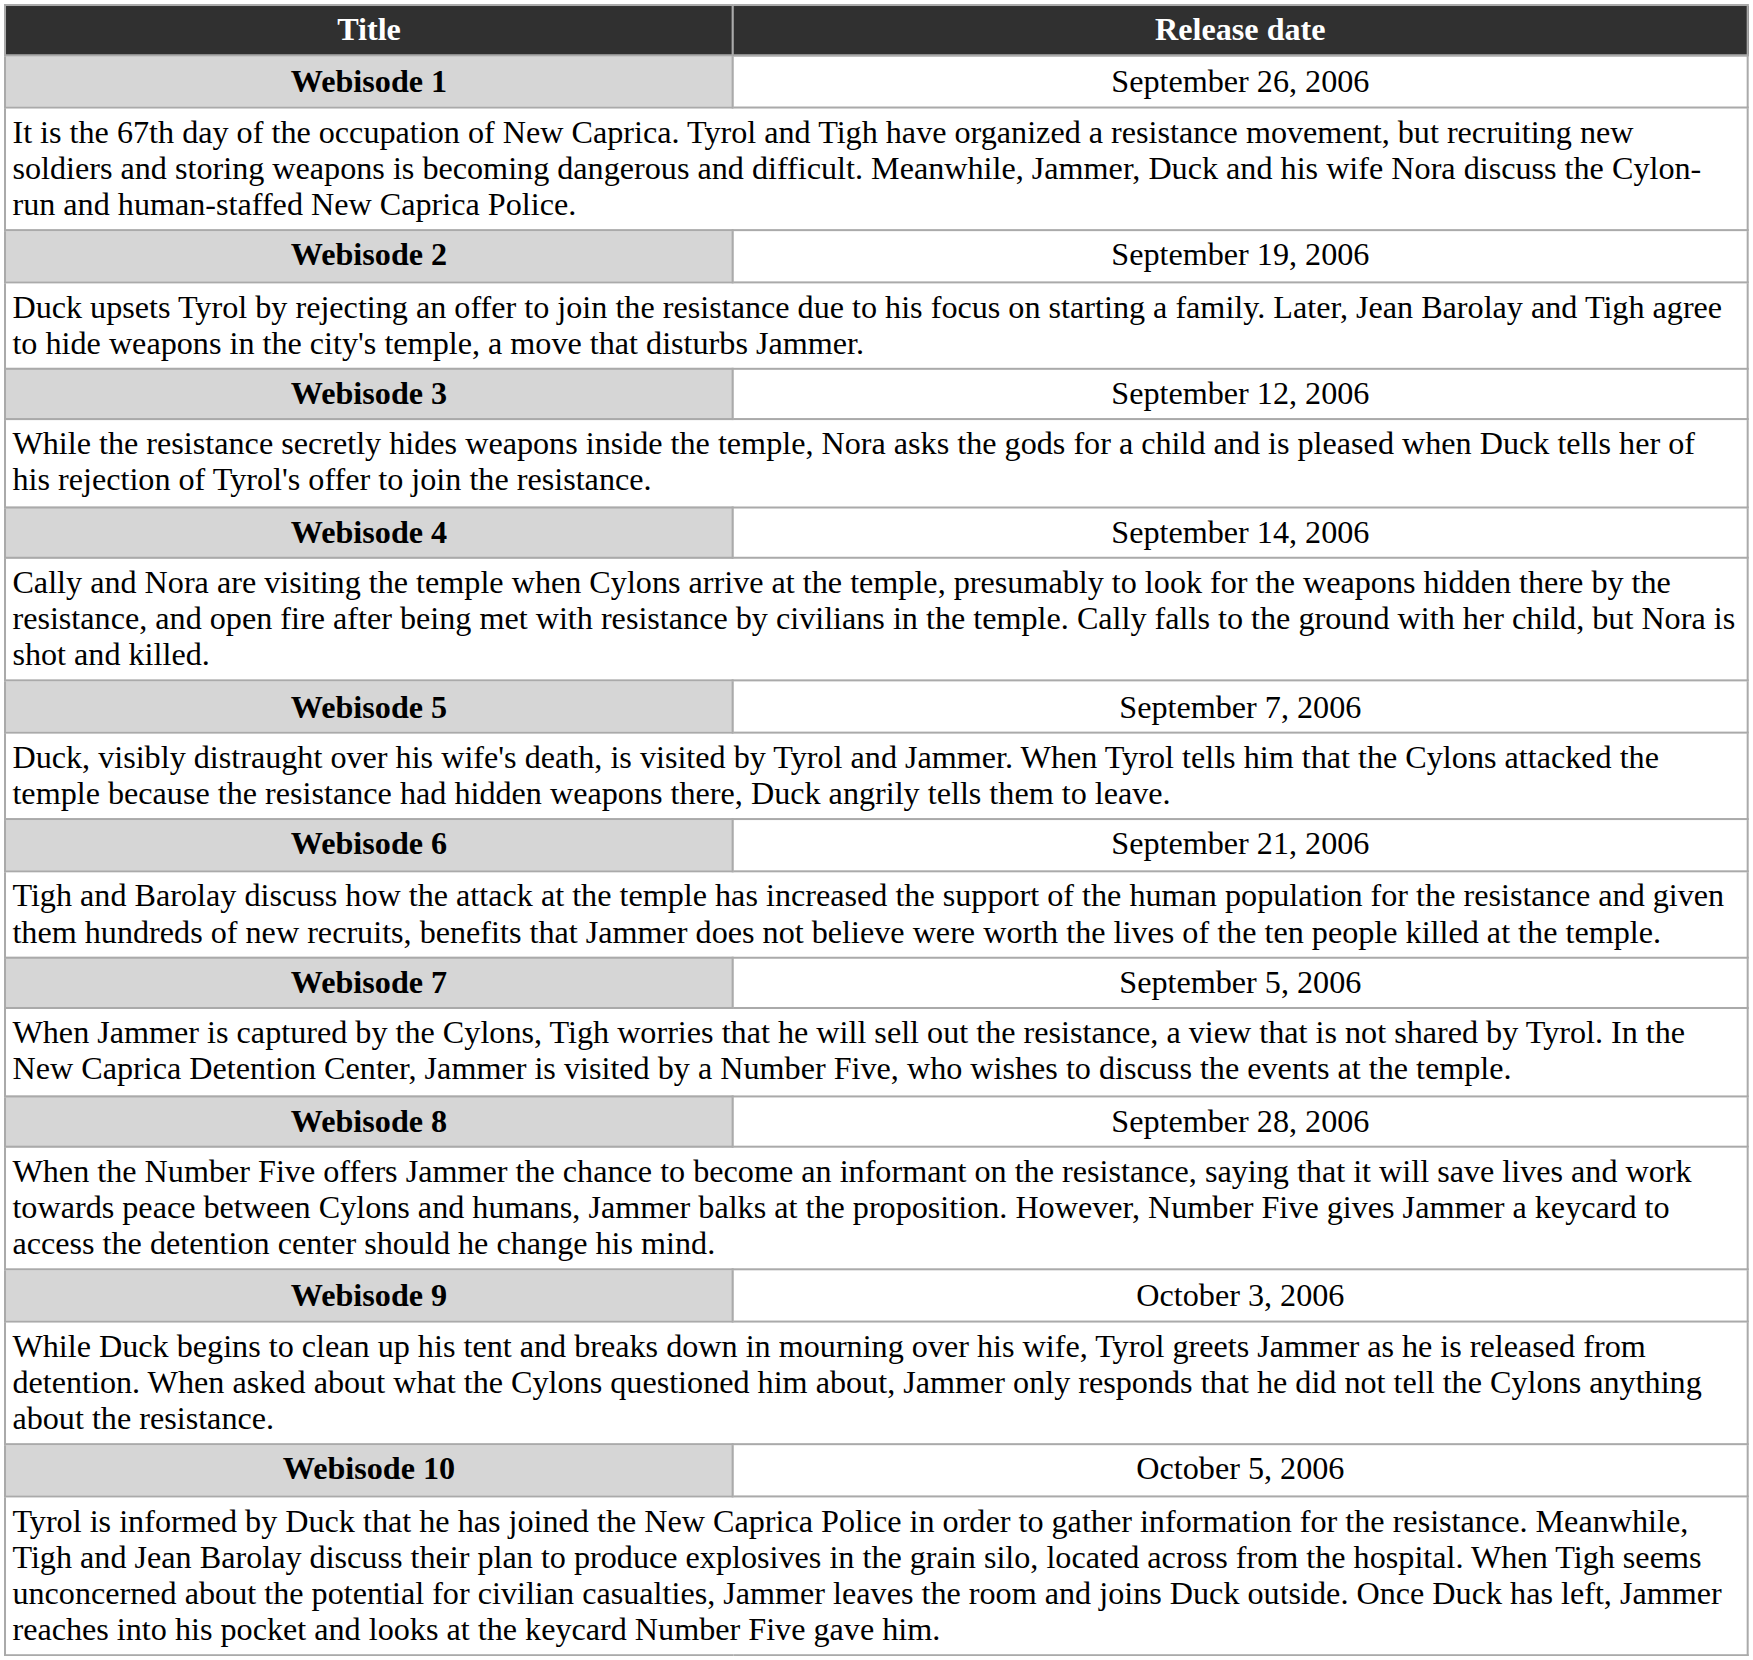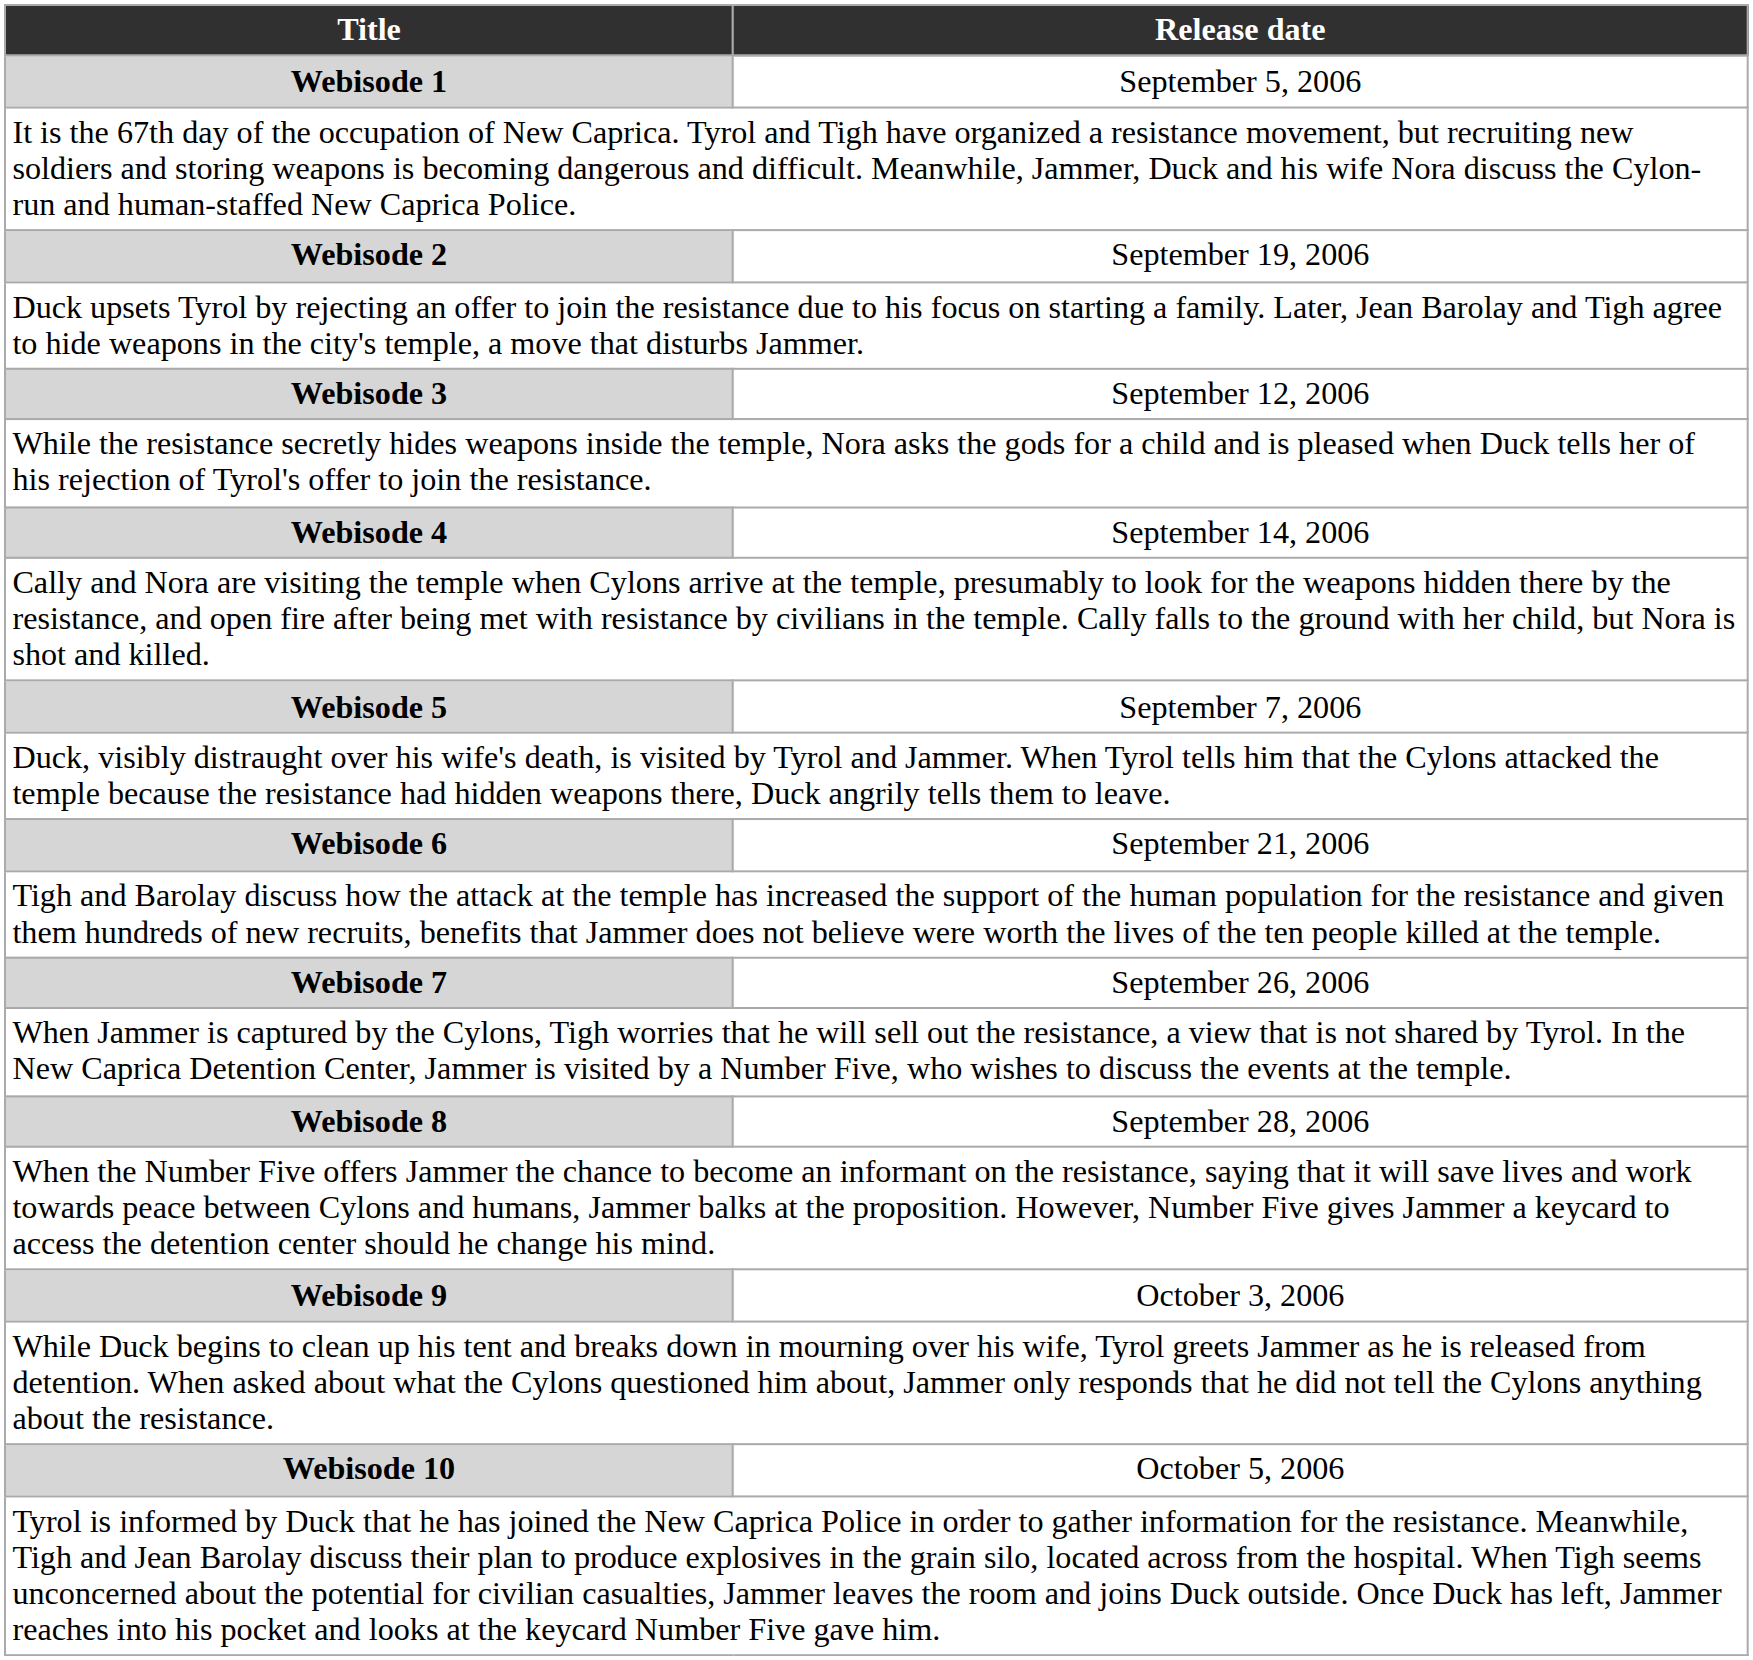(1240, 81) September 26, 2006 -> (1240, 81) September 5, 2006
(1240, 982) September 5, 2006 -> (1240, 982) September 26, 2006
